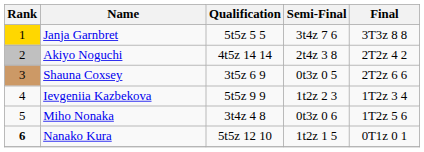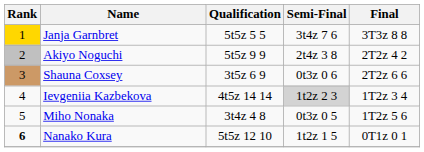(245, 55) 4t5z 14 14 -> (245, 55) 5t5z 9 9
(317, 75) 0t3z 0 5 -> (317, 75) 0t3z 0 6
(245, 95) 5t5z 9 9 -> (245, 95) 4t5z 14 14
(317, 95) no background -> (317, 95) lightgrey background
(317, 116) 0t3z 0 6 -> (317, 116) 0t3z 0 5
